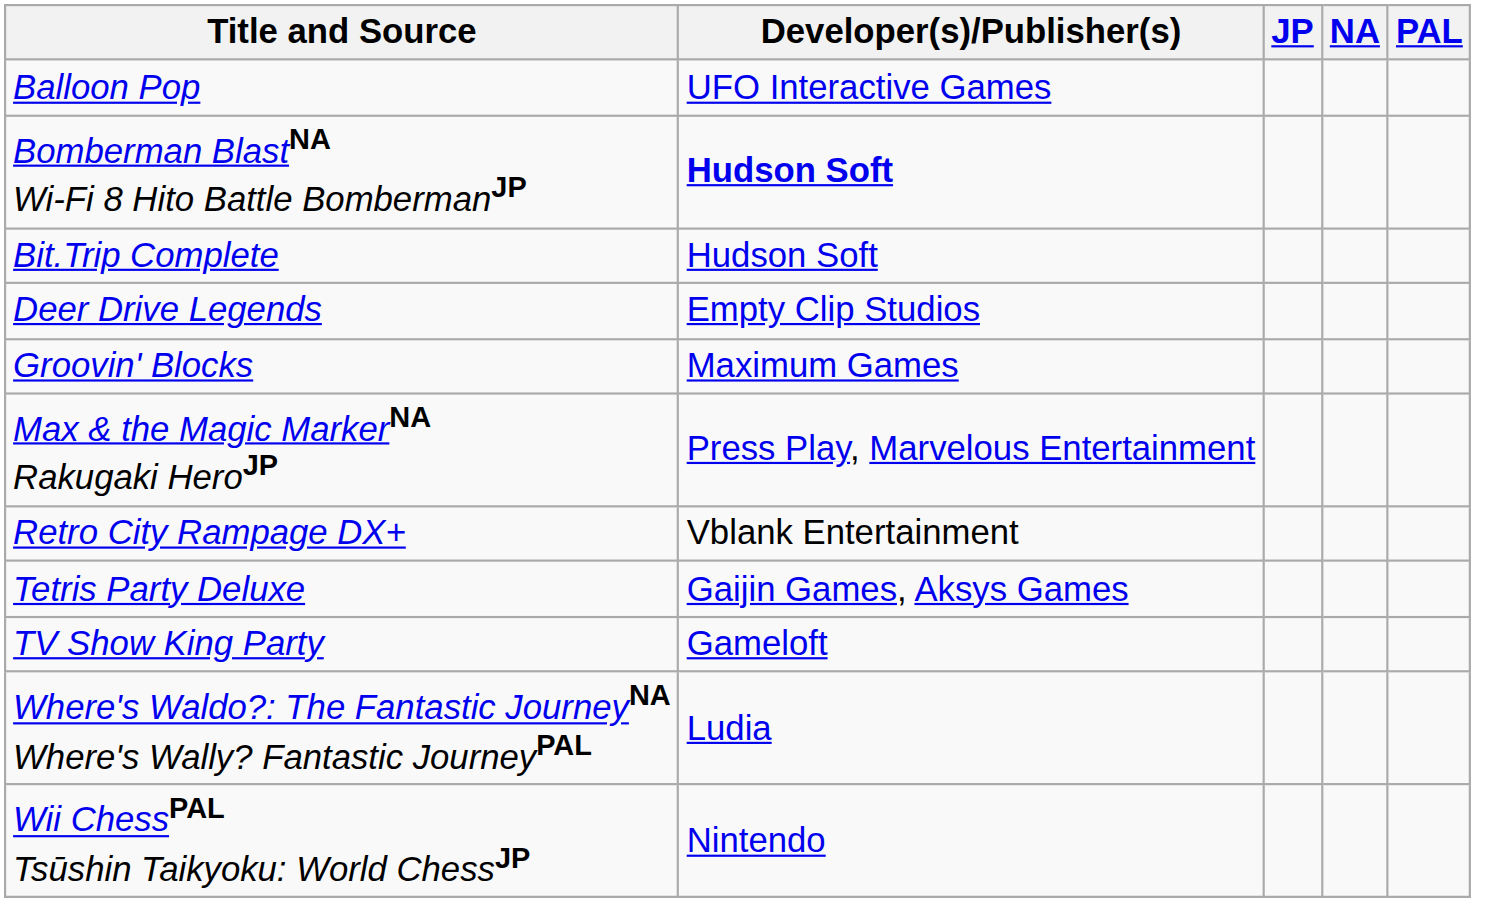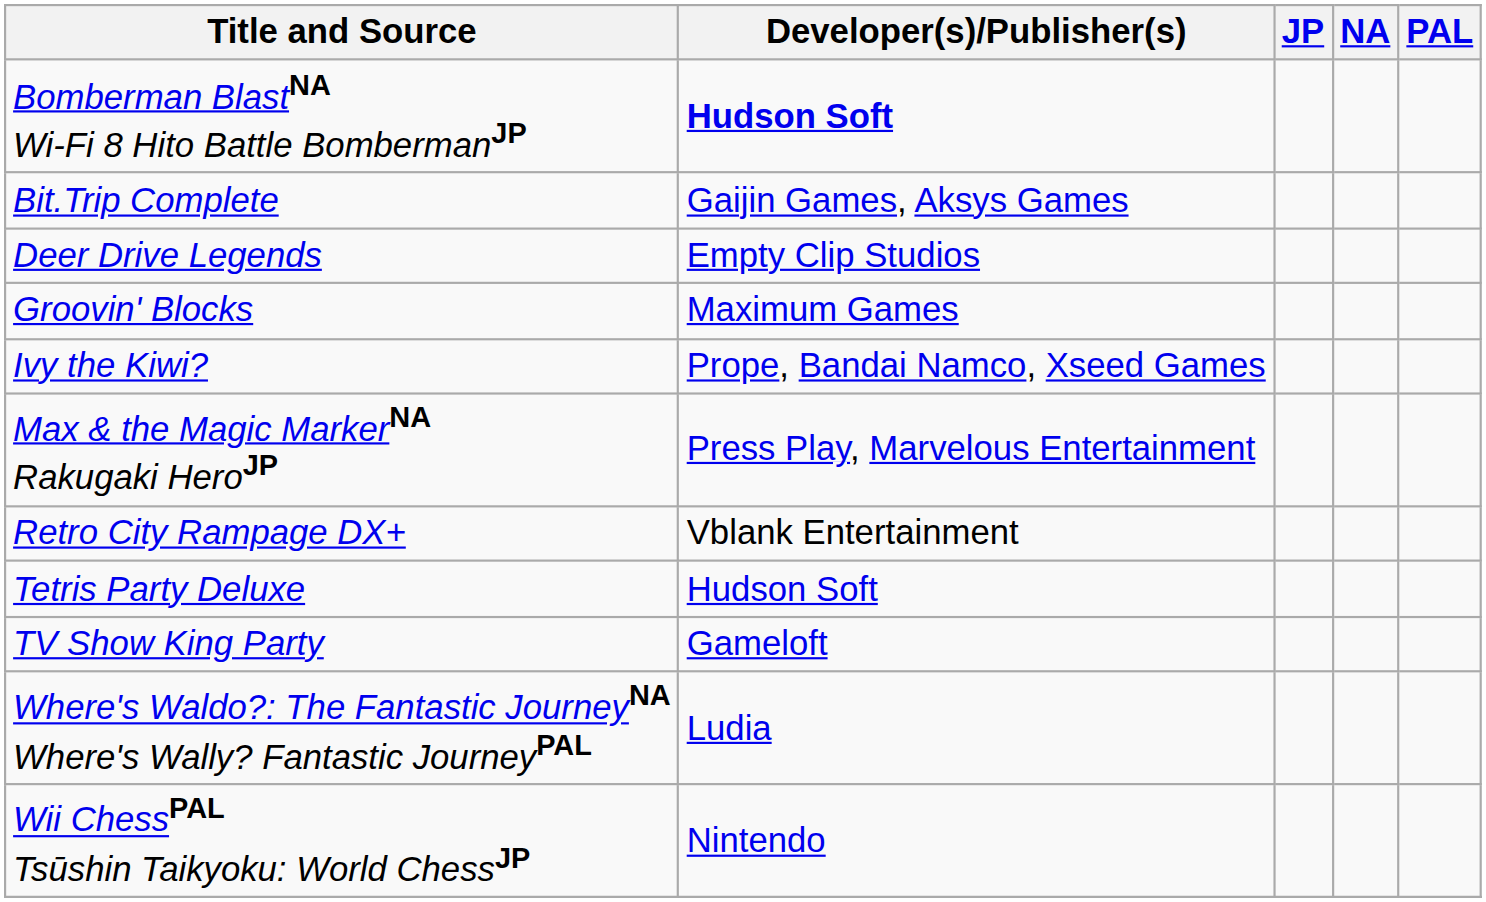- row: (107, 87)
(782, 255) Hudson Soft -> (908, 200) Gaijin Games, Aksys Games
+ row: (111, 365)
(908, 588) Gaijin Games, Aksys Games -> (782, 588) Hudson Soft
